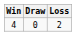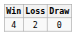columns swapped: (35, 11) <-> (59, 11)
